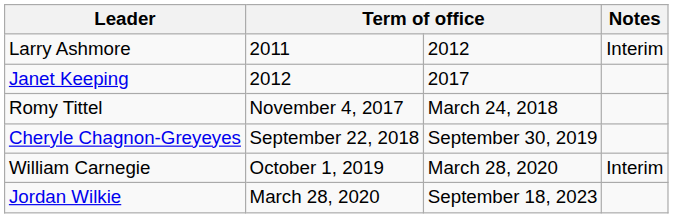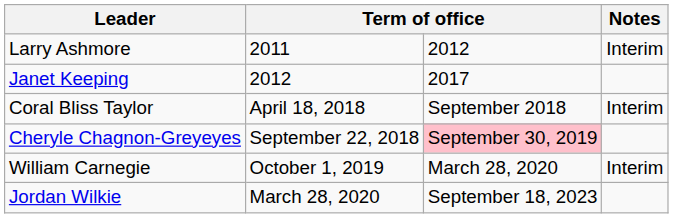- row: (56, 108)
+ row: (81, 108)
(513, 138) no background -> (513, 138) pink background
